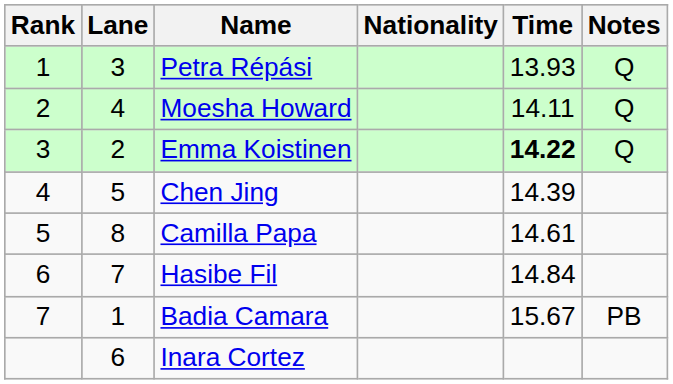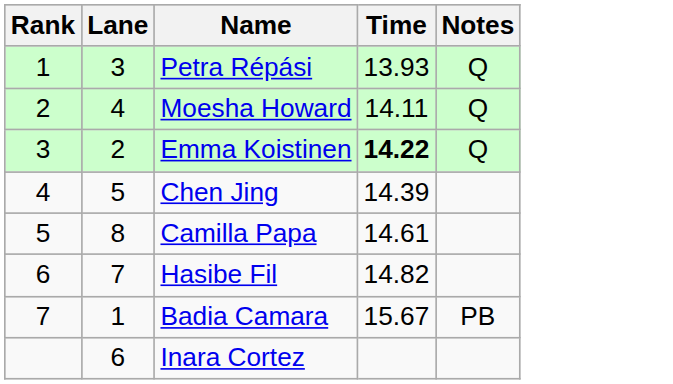- column: (431, 25)
(543, 274) 14.84 -> (396, 274) 14.82
